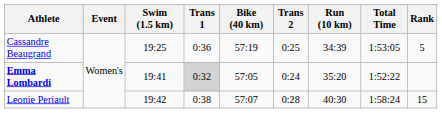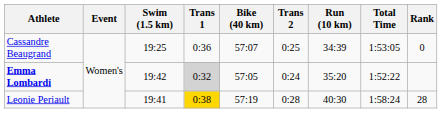(246, 48) 57:19 -> (246, 48) 57:07
(422, 48) 5 -> (422, 48) 0
(155, 77) 19:41 -> (155, 77) 19:42
(155, 100) 19:42 -> (155, 100) 19:41
(202, 100) no background -> (202, 100) gold background
(246, 100) 57:07 -> (246, 100) 57:19
(422, 100) 15 -> (422, 100) 28
